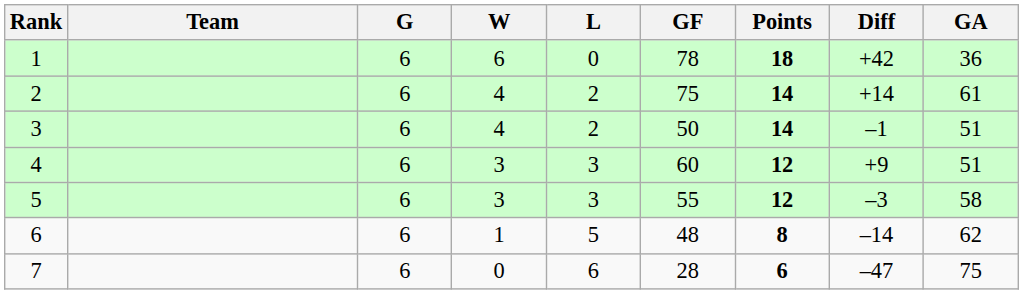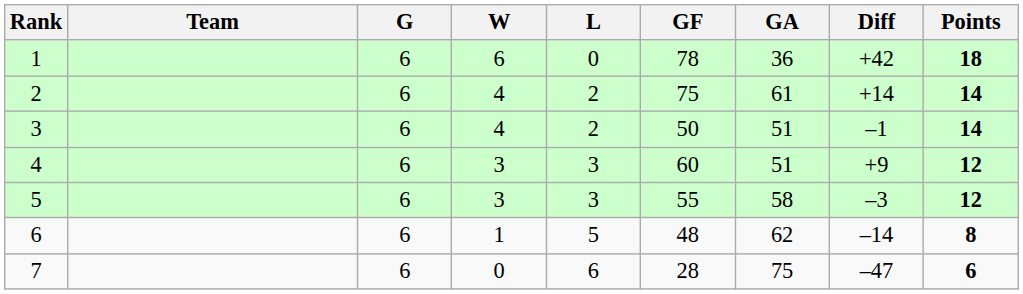columns swapped: (971, 22) <-> (782, 22)
